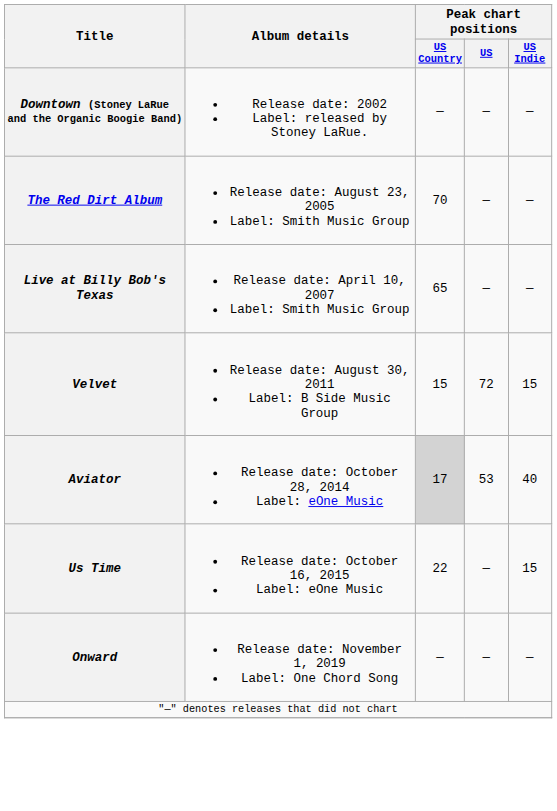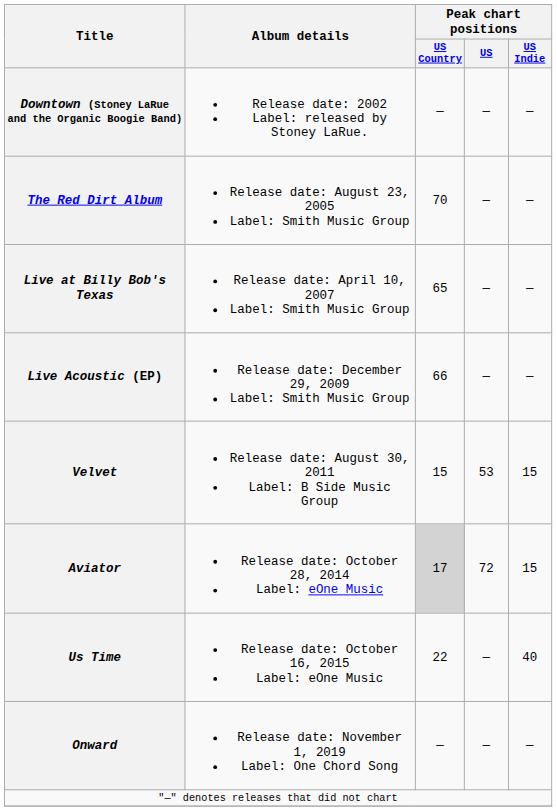+ row: (95, 377)
(486, 384) 72 -> (486, 473) 53
(486, 480) 53 -> (486, 569) 72
(530, 480) 40 -> (530, 569) 15
(530, 569) 15 -> (530, 657) 40
